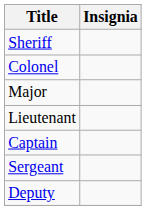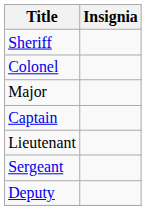rows swapped: (33, 142) <-> (42, 117)
